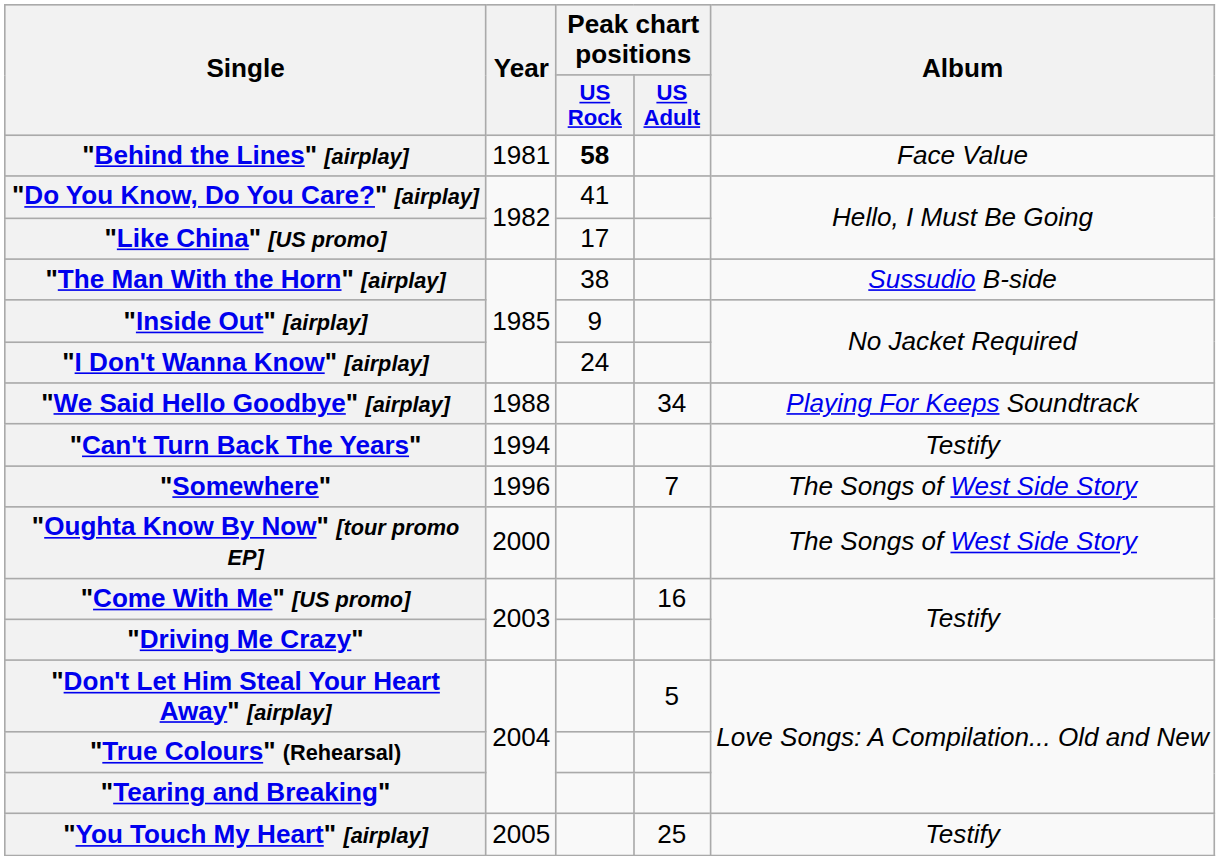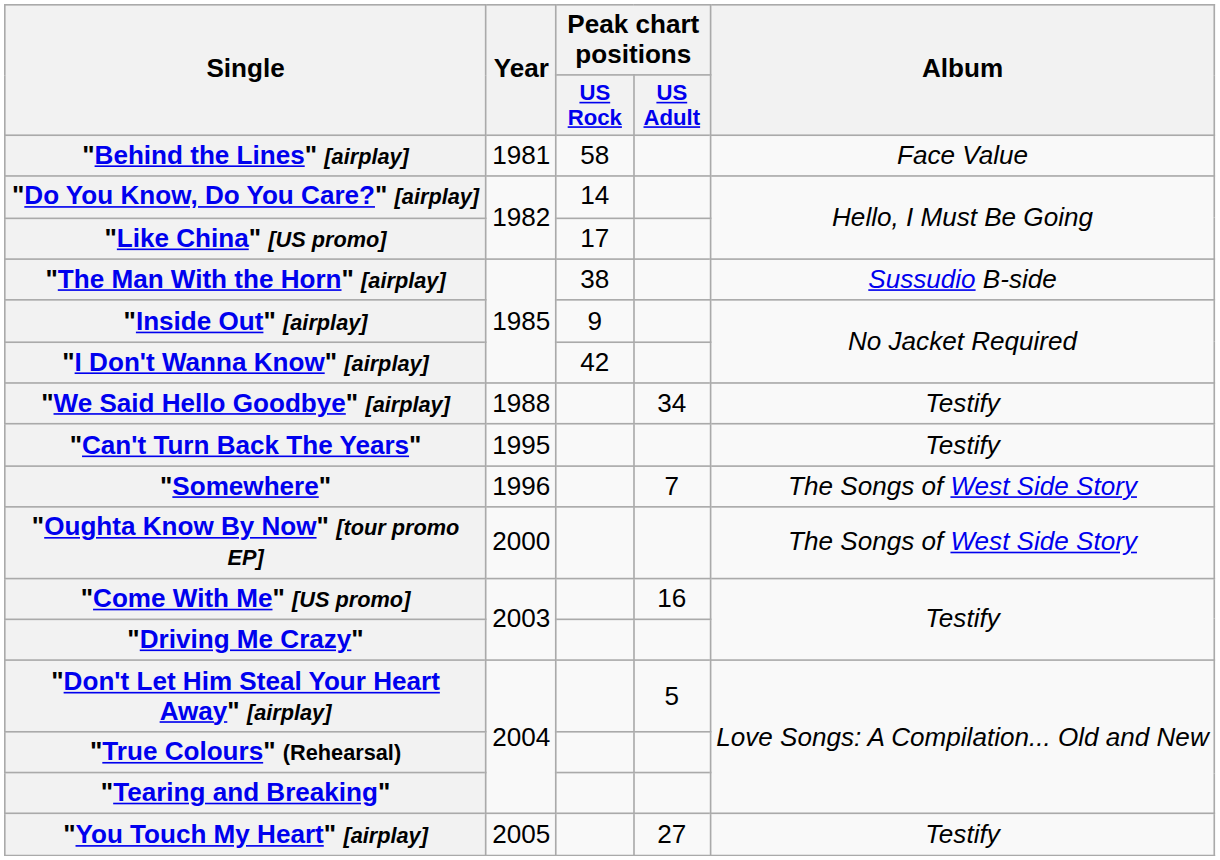(595, 155) bold -> (595, 155) normal
(595, 196) 41 -> (595, 196) 14
(595, 362) 24 -> (595, 362) 42
(963, 403) Playing For Keeps Soundtrack -> (963, 403) Testify
(521, 444) 1994 -> (521, 444) 1995
(672, 834) 25 -> (672, 834) 27
